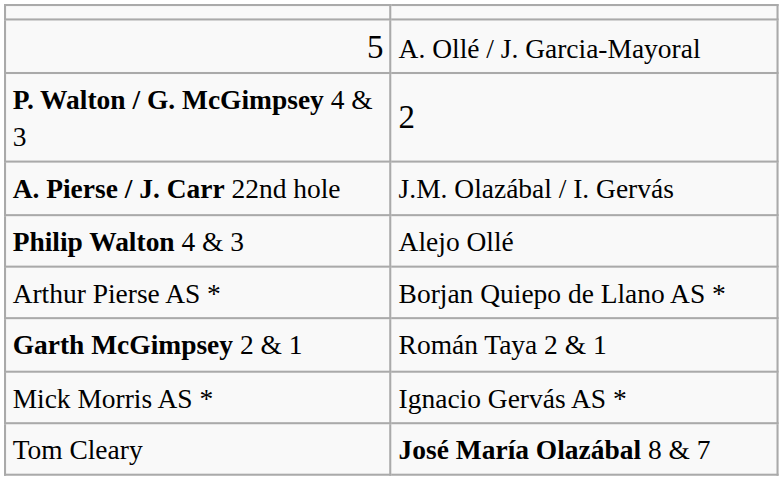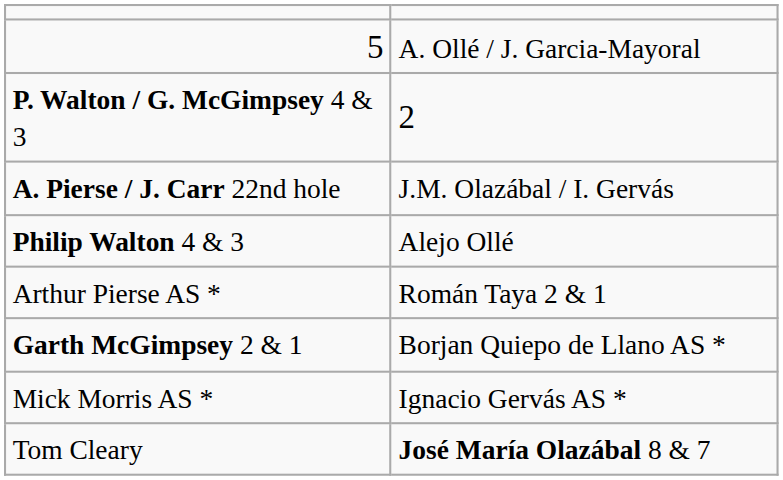(562, 294) Borjan Quiepo de Llano AS * -> (503, 294) Román Taya 2 & 1
(503, 346) Román Taya 2 & 1 -> (562, 346) Borjan Quiepo de Llano AS *
